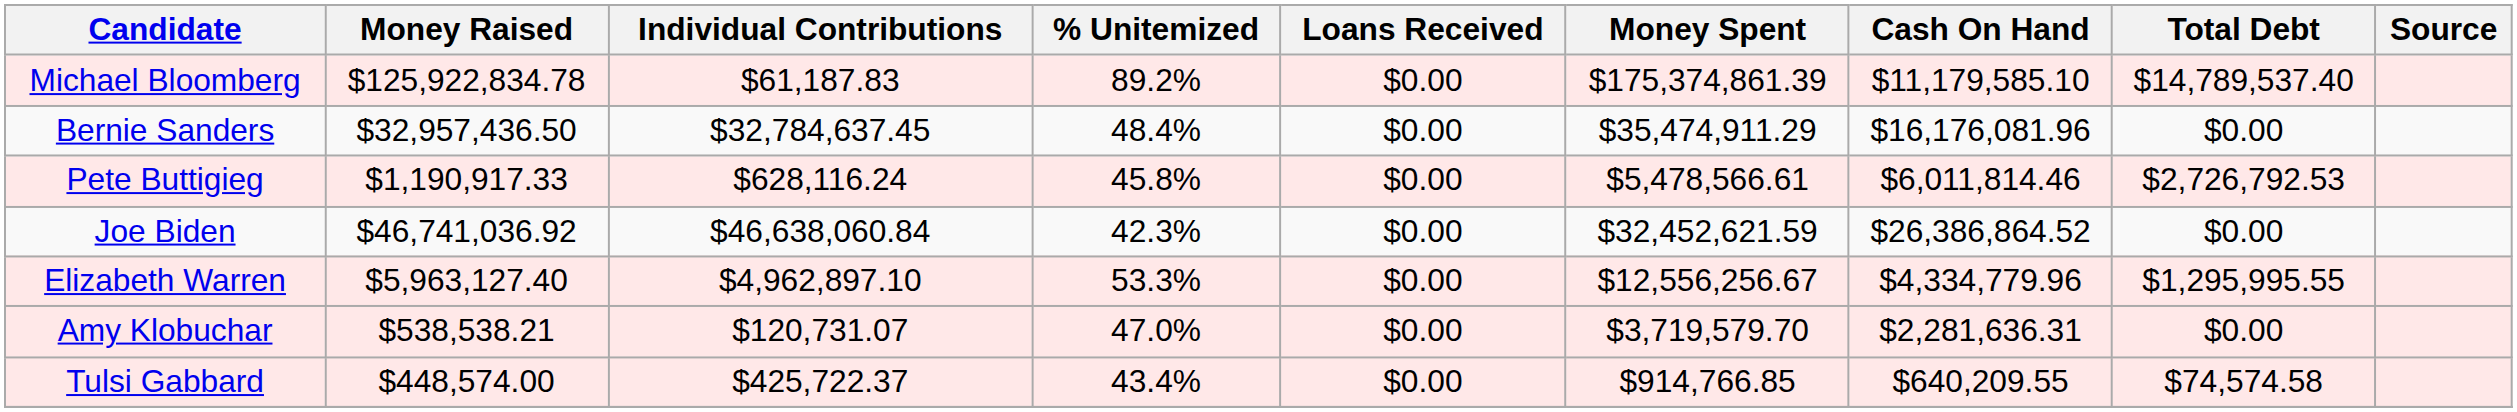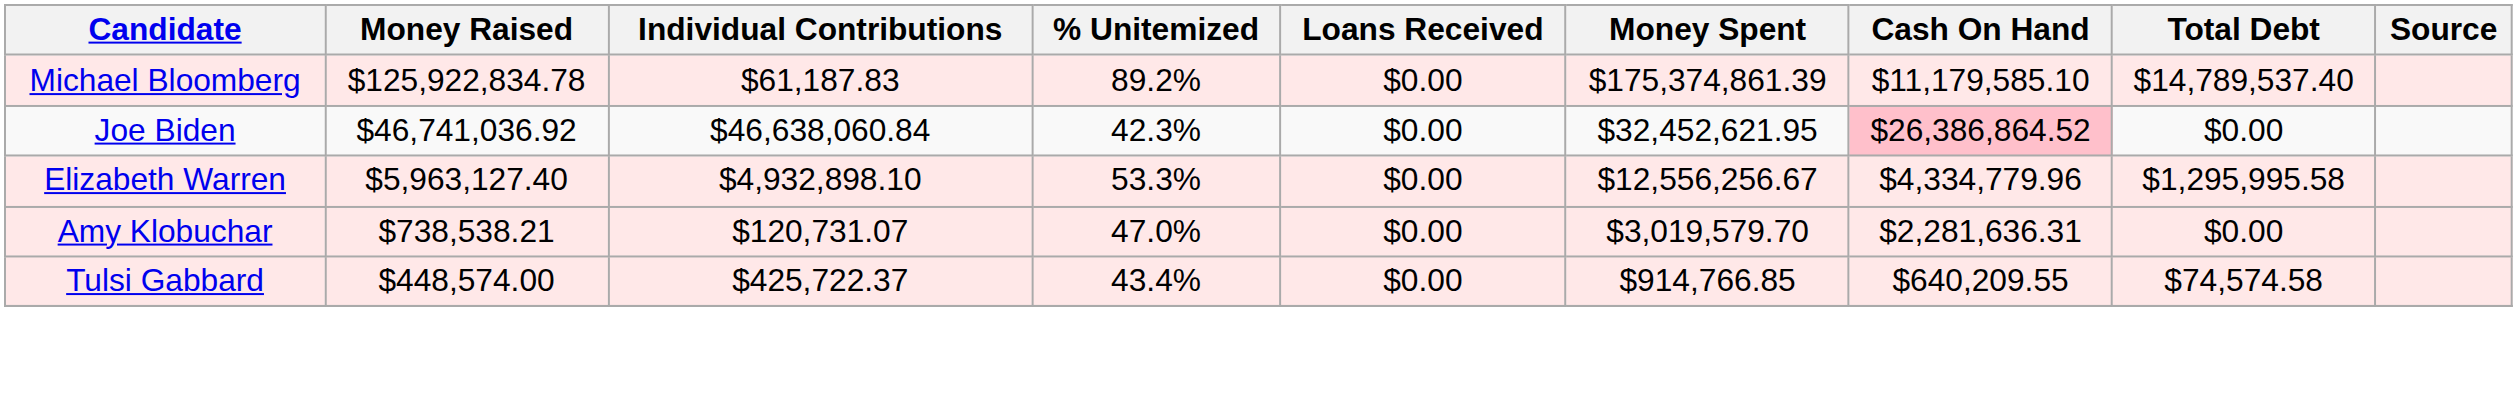- row: (165, 130)
- row: (165, 180)
(1708, 230) $32,452,621.59 -> (1708, 130) $32,452,621.95
(1981, 230) no background -> (1981, 130) pink background
(820, 280) $4,962,897.10 -> (820, 180) $4,932,898.10
(2244, 280) $1,295,995.55 -> (2244, 180) $1,295,995.58
(467, 331) $538,538.21 -> (467, 230) $738,538.21
(1708, 331) $3,719,579.70 -> (1708, 230) $3,019,579.70
